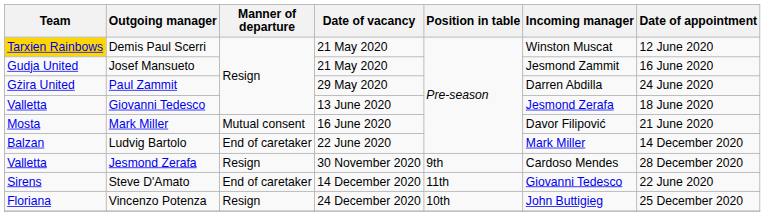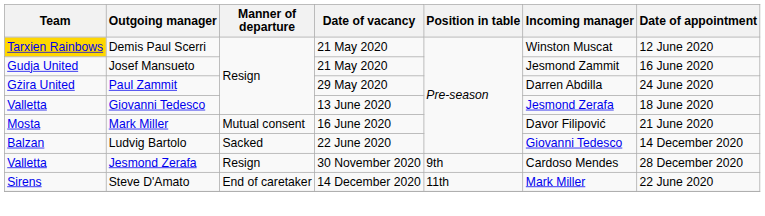(267, 143) End of caretaker -> (243, 143) Sacked
(556, 143) Mark Miller -> (574, 143) Giovanni Tedesco
(574, 182) Giovanni Tedesco -> (556, 182) Mark Miller
- row: (158, 201)
